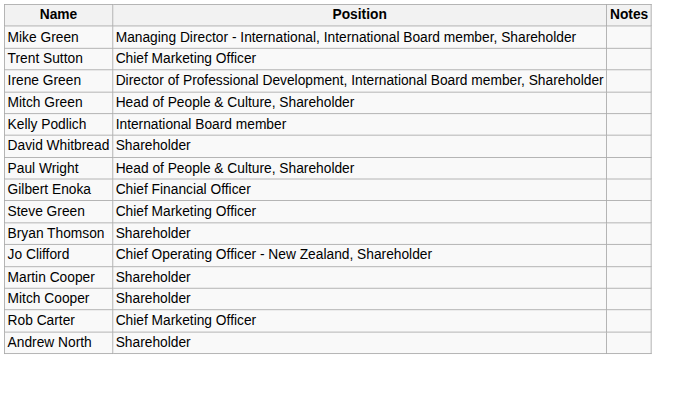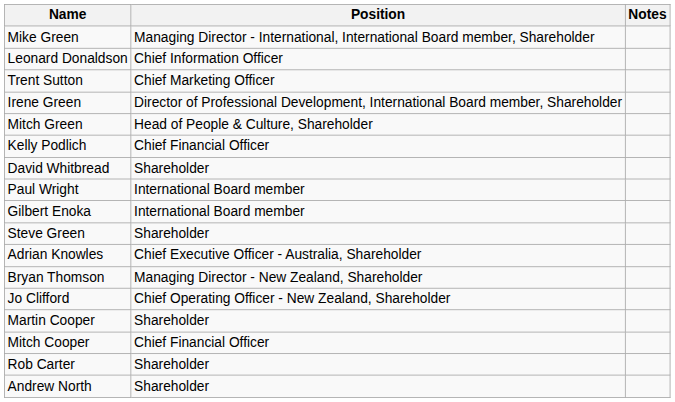+ row: (68, 59)
(201, 124) International Board member -> (202, 146) Chief Financial Officer
(235, 168) Head of People & Culture, Shareholder -> (219, 189) International Board member
(183, 189) Chief Financial Officer -> (219, 211) International Board member
(186, 211) Chief Marketing Officer -> (172, 233) Shareholder
+ row: (55, 255)
(153, 233) Shareholder -> (278, 277) Managing Director - New Zealand, Shareholder
(153, 299) Shareholder -> (202, 342) Chief Financial Officer
(186, 320) Chief Marketing Officer -> (172, 364) Shareholder
